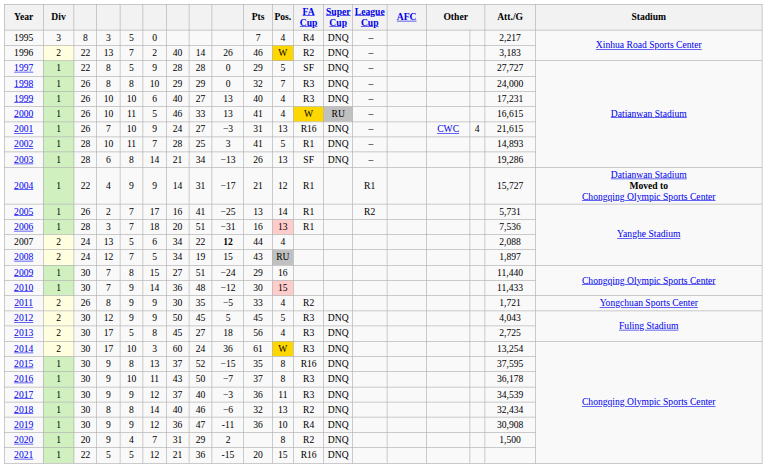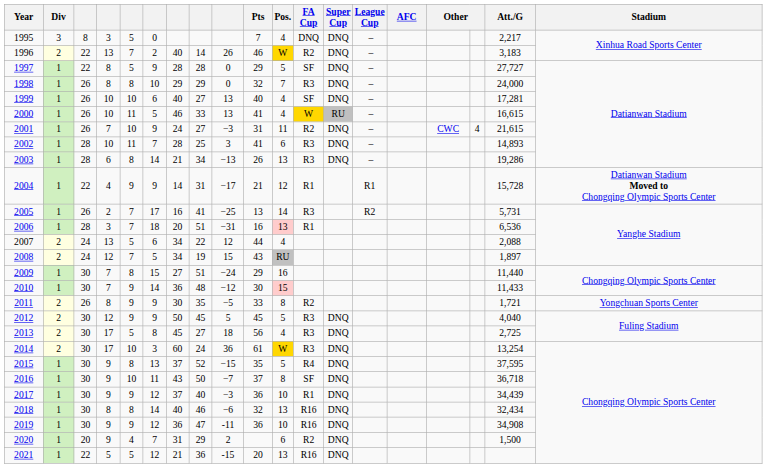(309, 38) R4 -> (309, 38) DNQ
(309, 99) R3 -> (309, 99) SF
(510, 99) 17,231 -> (510, 99) 17,281
(283, 129) 13 -> (283, 129) 11
(309, 129) R16 -> (309, 129) R2
(283, 144) 5 -> (283, 144) 6
(309, 144) R1 -> (309, 144) R3
(309, 159) SF -> (309, 159) R3
(510, 185) 15,727 -> (510, 185) 15,728
(309, 211) R1 -> (309, 211) R3
(510, 227) 7,536 -> (510, 227) 6,536
(228, 242) bold -> (228, 242) normal
(283, 303) 4 -> (283, 303) 8
(510, 318) 4,043 -> (510, 318) 4,040
(283, 364) 8 -> (283, 364) 5
(309, 364) R16 -> (309, 364) R4
(309, 379) R3 -> (309, 379) SF
(510, 379) 36,178 -> (510, 379) 36,718
(283, 394) 11 -> (283, 394) 10
(309, 394) R3 -> (309, 394) R1
(510, 394) 34,539 -> (510, 394) 34,439
(309, 409) R2 -> (309, 409) R16
(309, 425) R4 -> (309, 425) R16
(510, 425) 30,908 -> (510, 425) 34,908
(283, 440) 8 -> (283, 440) 6
(283, 455) 15 -> (283, 455) 13
